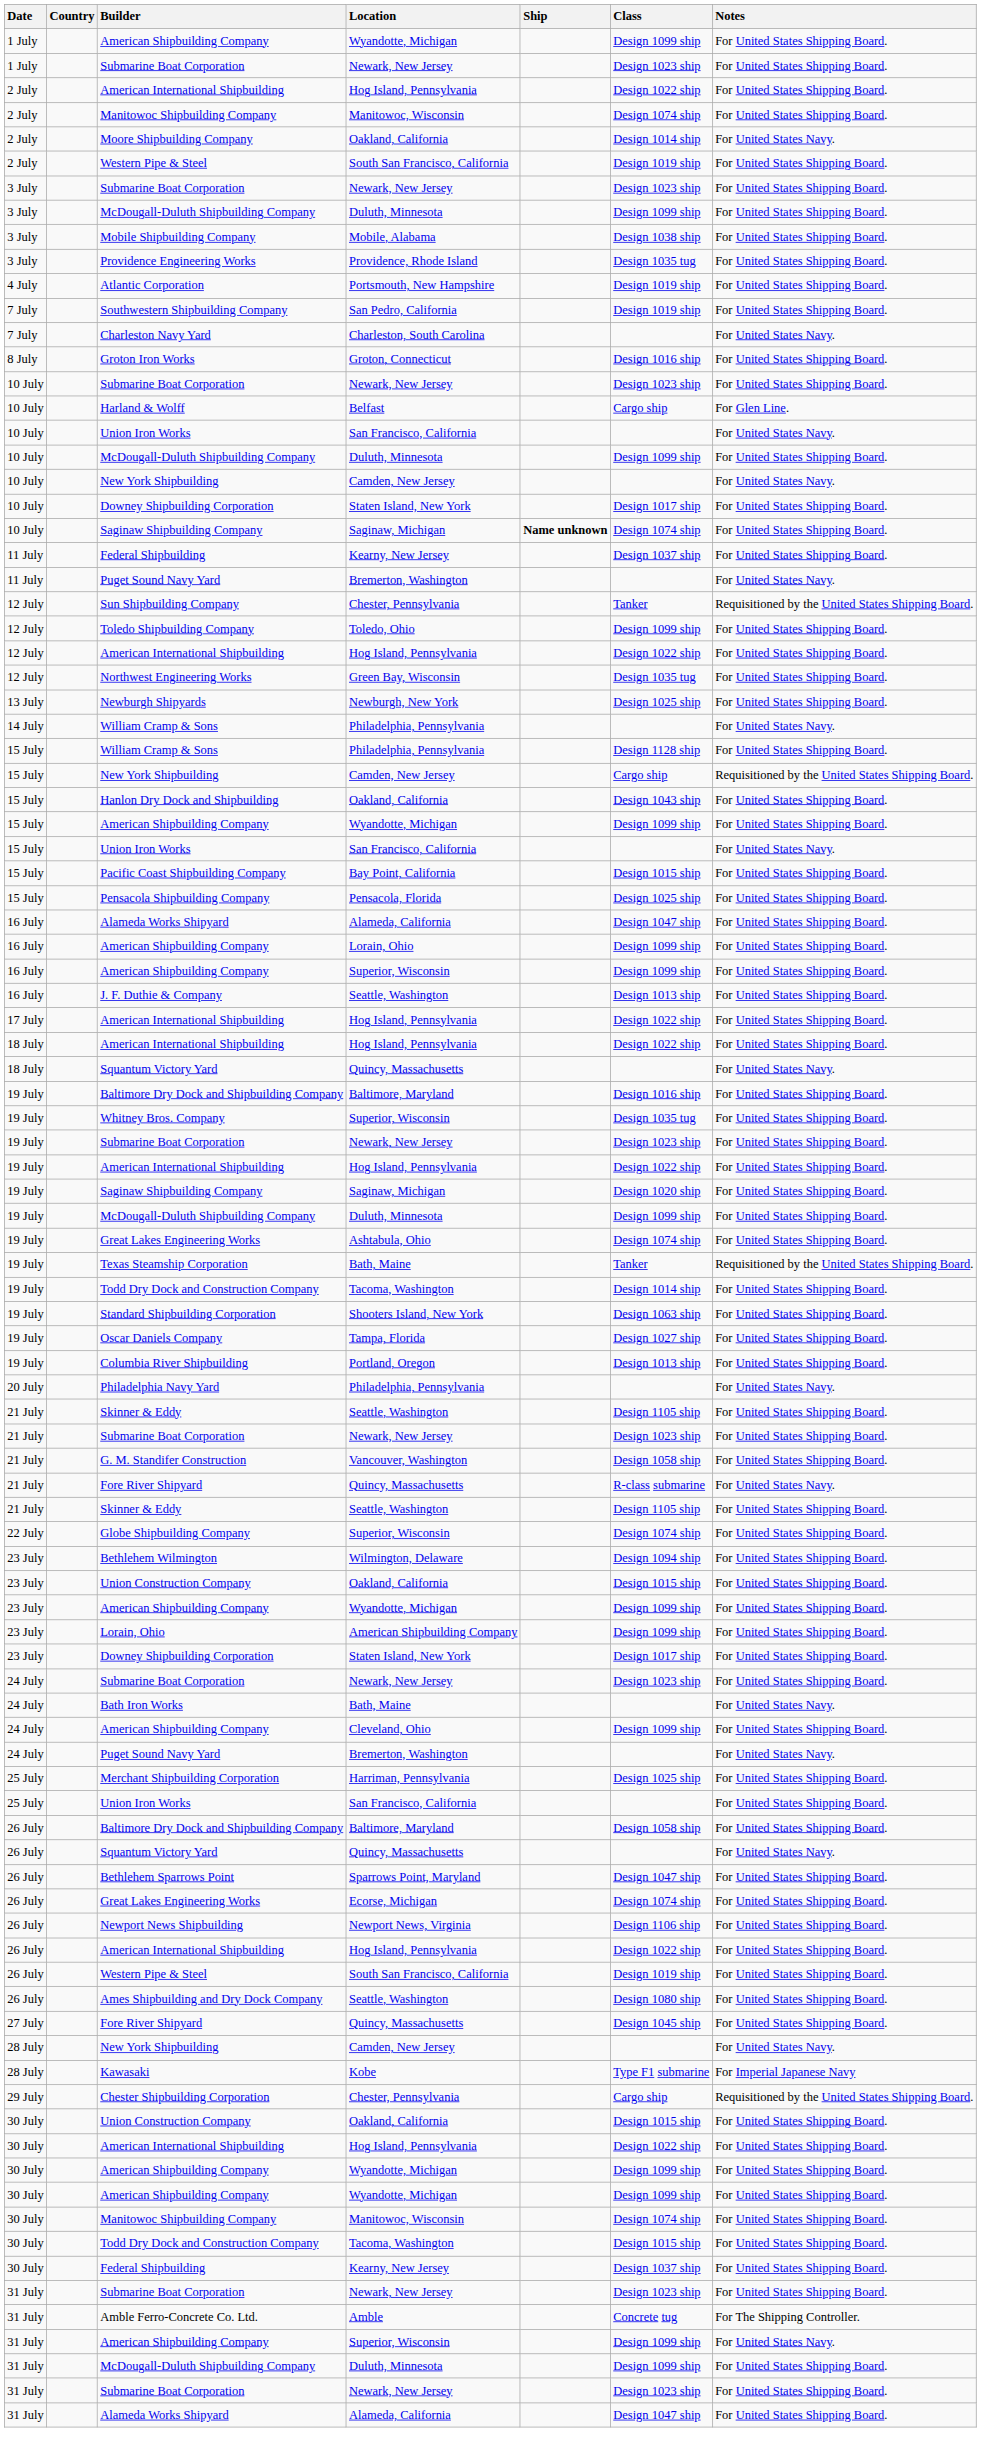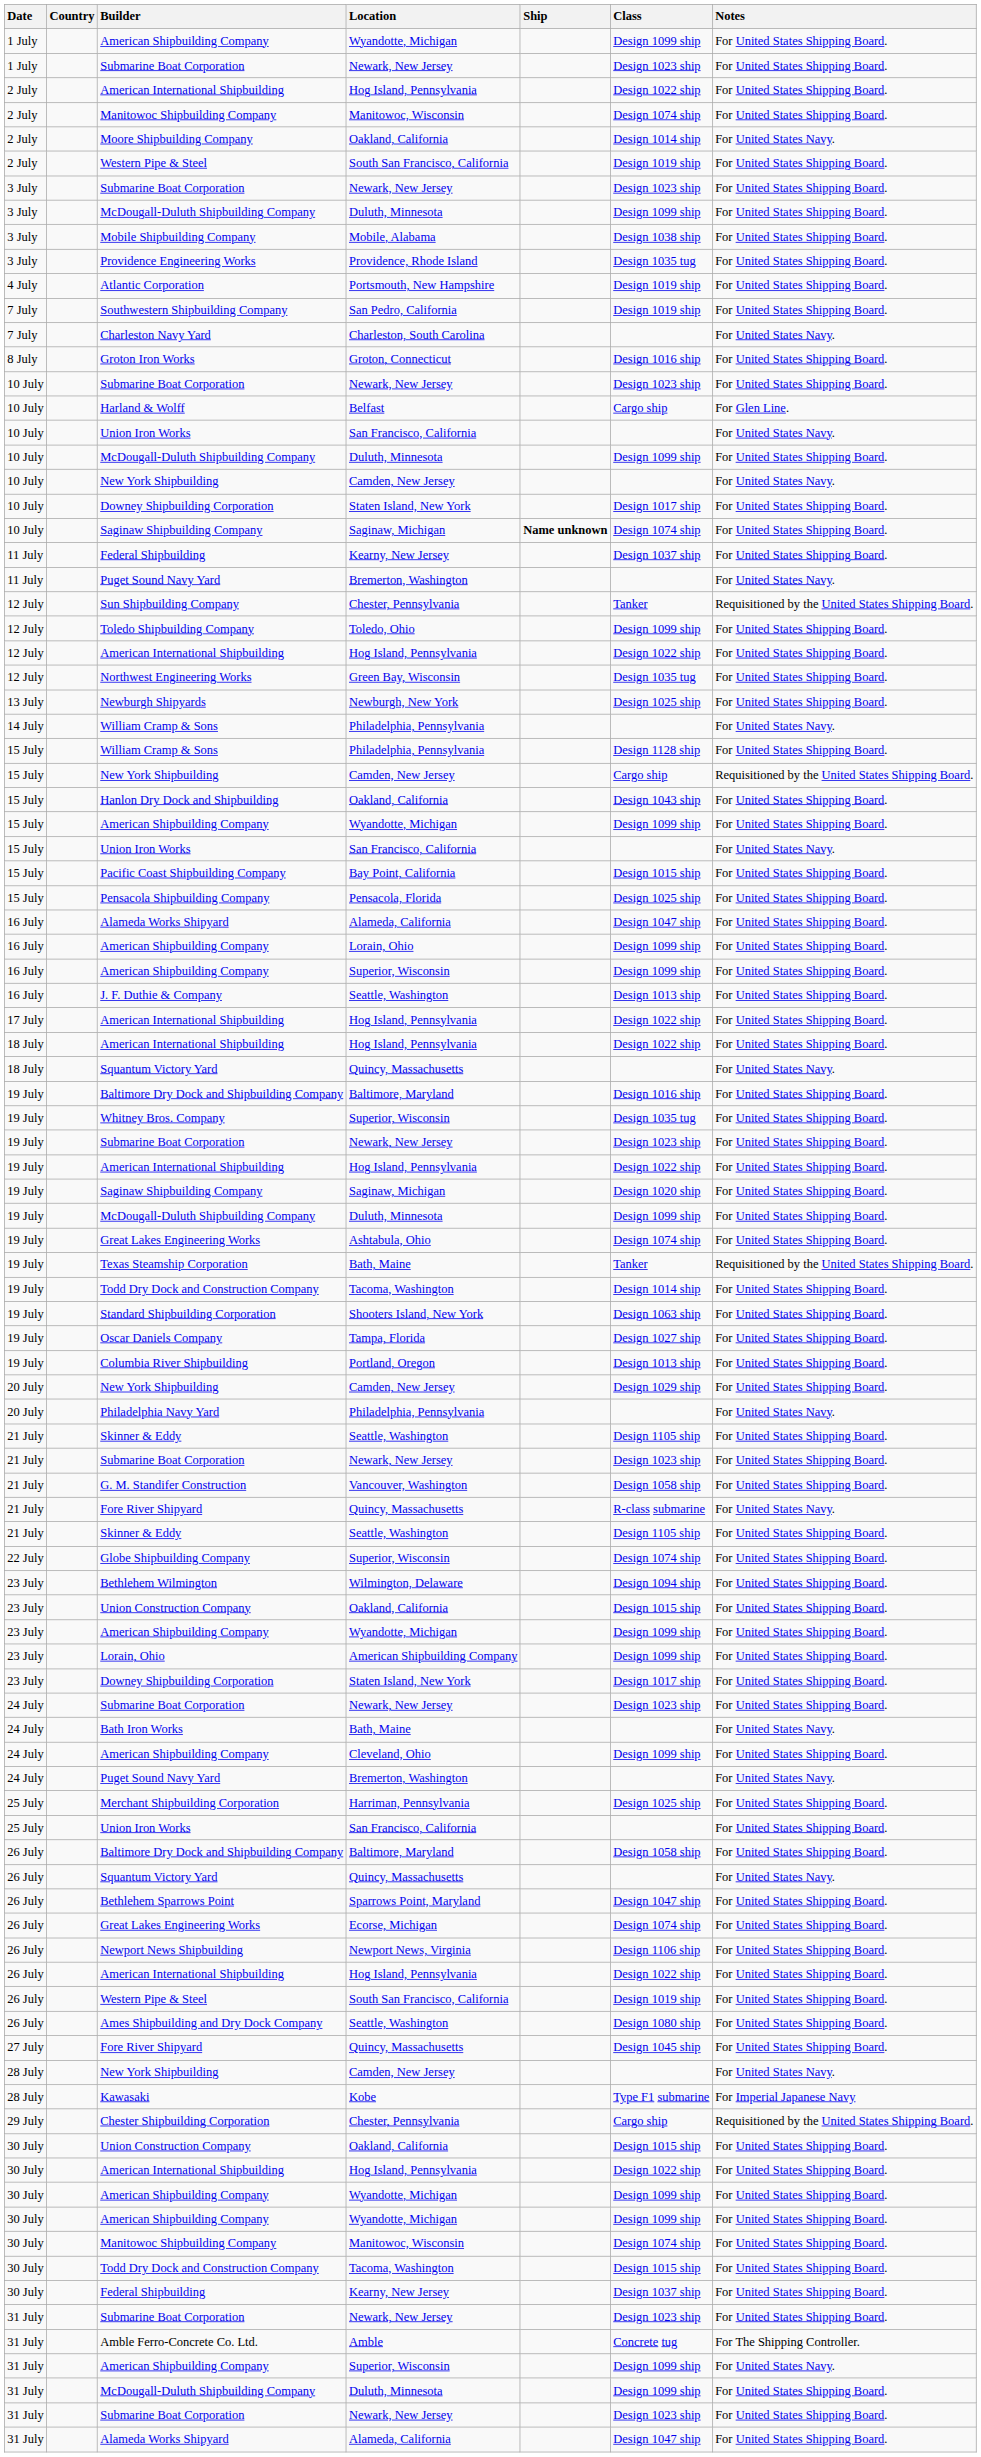+ row: (25, 1387)
